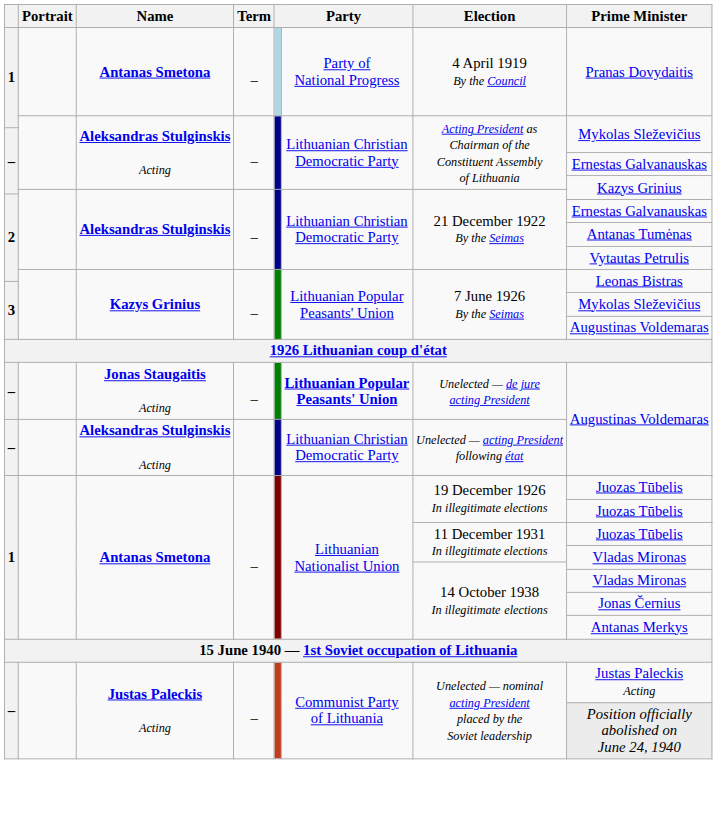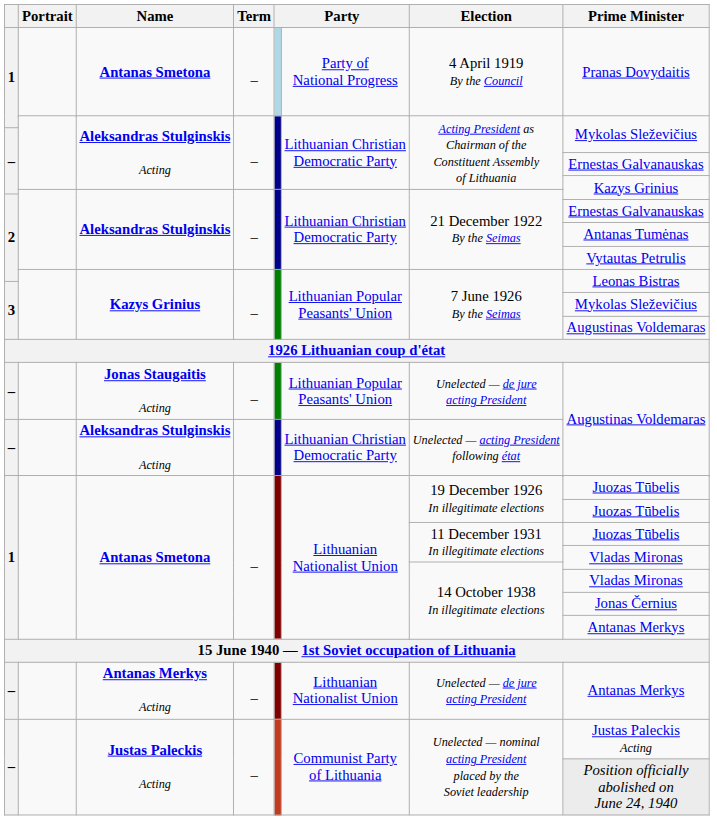(347, 391) bold -> (345, 391) normal
+ row: (12, 690)
